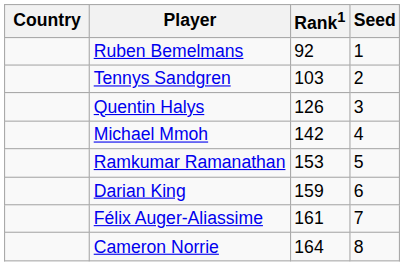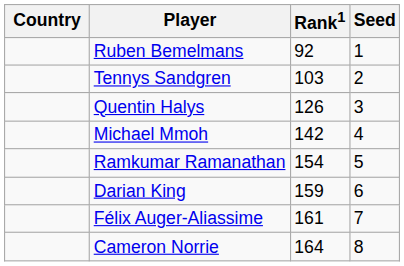(309, 162) 153 -> (309, 162) 154
